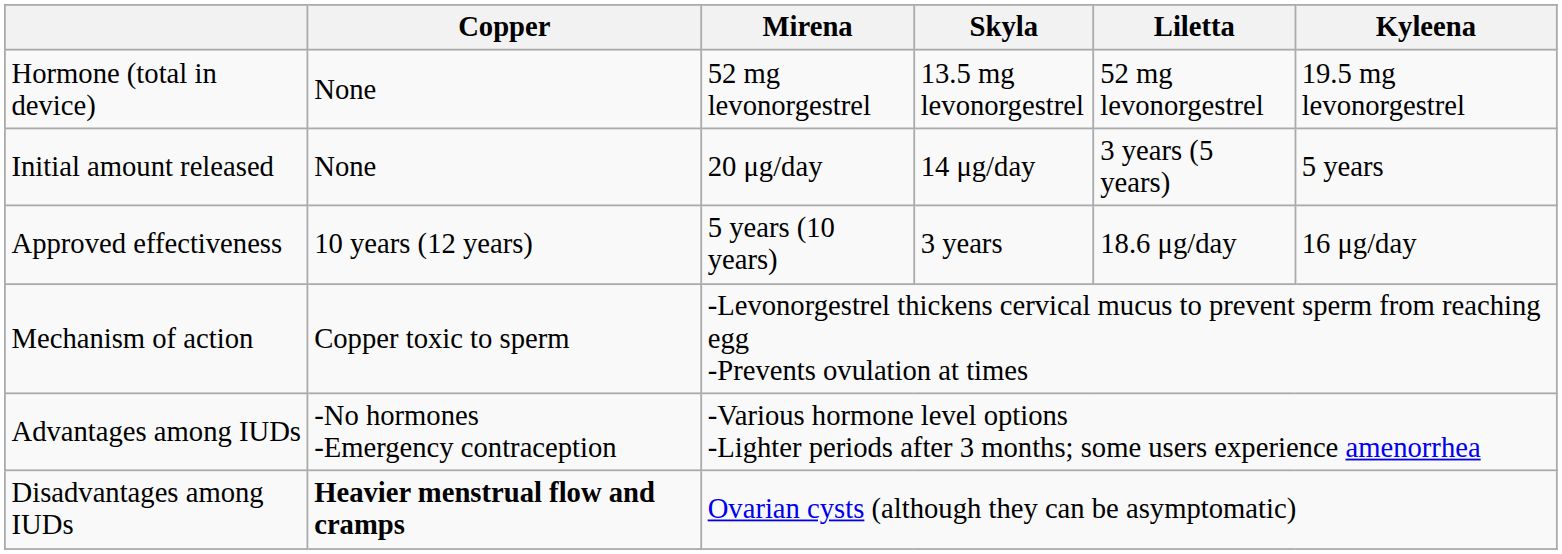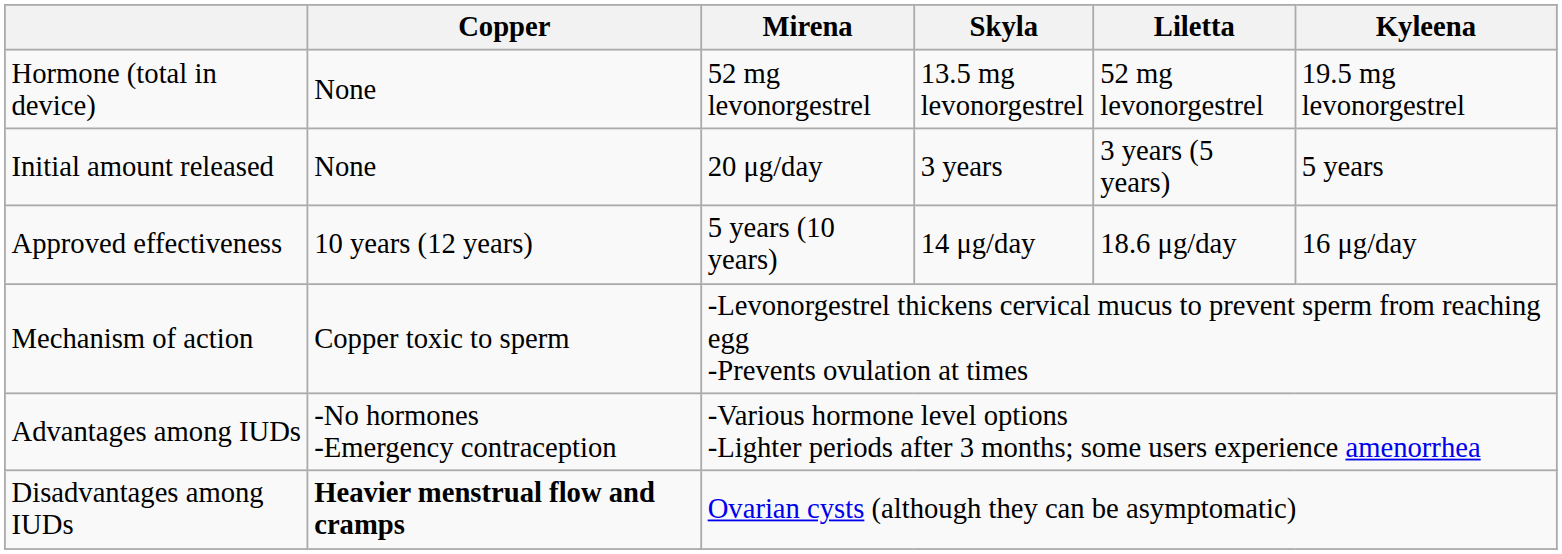(978, 166) 14 μg/day -> (962, 166) 3 years
(962, 244) 3 years -> (978, 244) 14 μg/day
